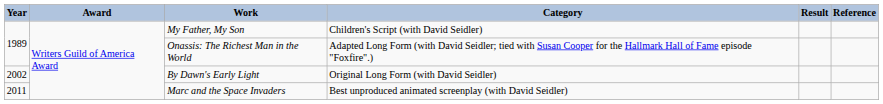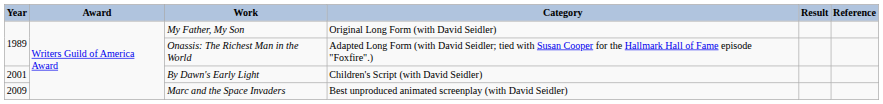(406, 29) Children's Script (with David Seidler) -> (413, 29) Original Long Form (with David Seidler)
(17, 74) 2002 -> (17, 74) 2001
(413, 74) Original Long Form (with David Seidler) -> (406, 74) Children's Script (with David Seidler)
(17, 91) 2011 -> (17, 91) 2009
